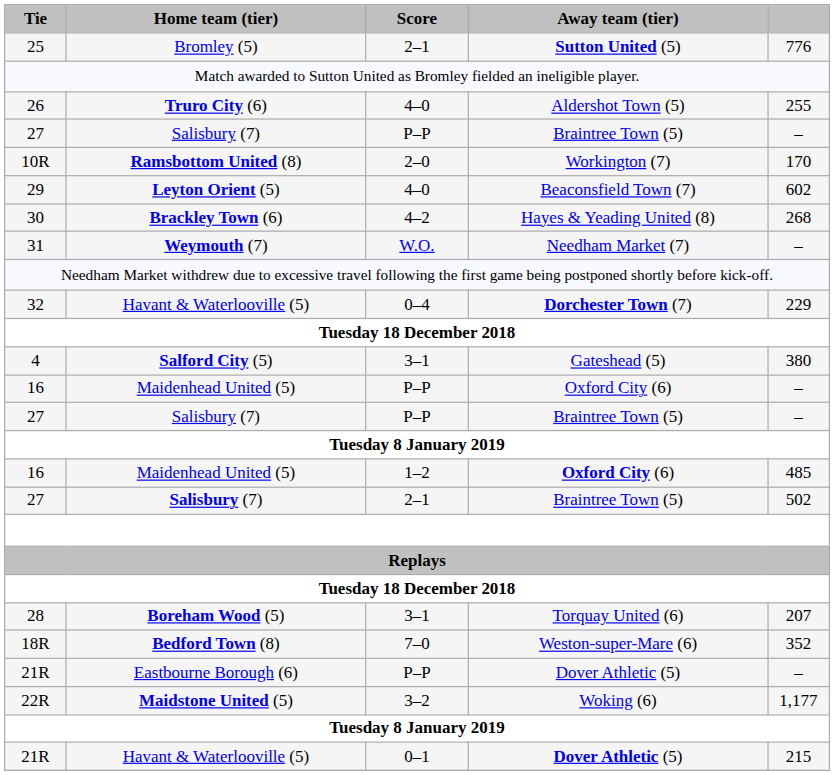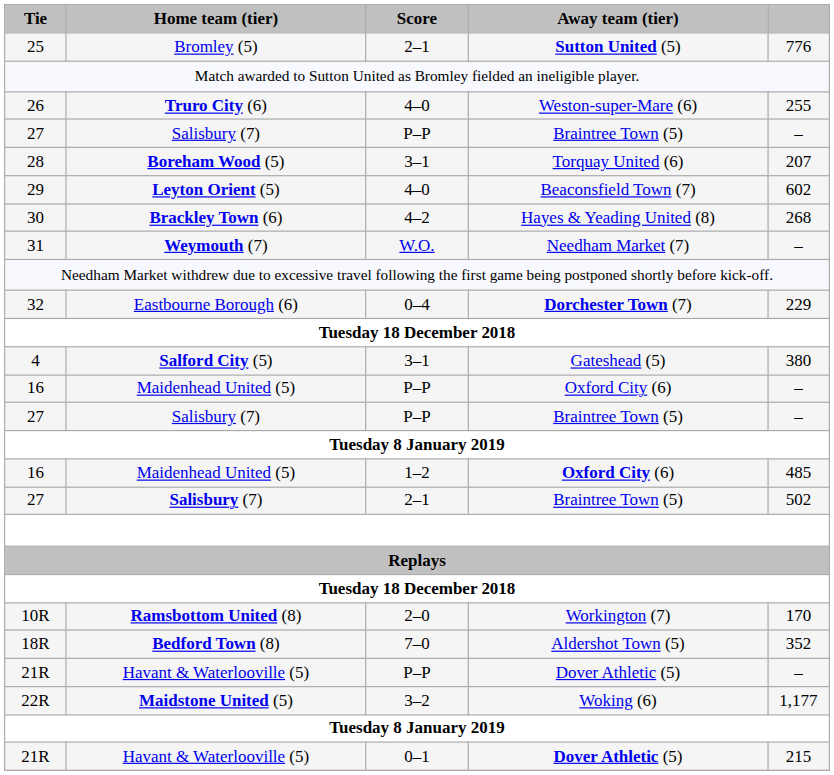(618, 105) Aldershot Town (5) -> (618, 105) Weston-super-Mare (6)
rows swapped: (36, 616) <-> (36, 161)
(216, 304) Havant & Waterlooville (5) -> (216, 304) Eastbourne Borough (6)
(618, 644) Weston-super-Mare (6) -> (618, 644) Aldershot Town (5)
(216, 672) Eastbourne Borough (6) -> (216, 672) Havant & Waterlooville (5)
